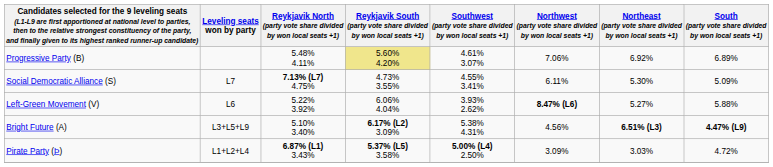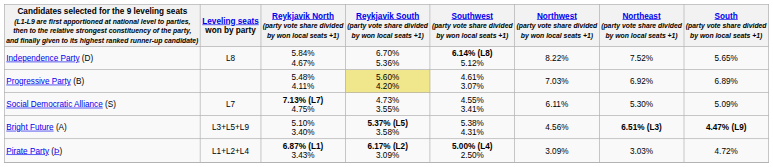+ row: (50, 58)
(557, 58) 7.06% -> (557, 81) 7.03%
- row: (53, 104)
(388, 127) 6.17% (L2) 3.09% -> (388, 127) 5.37% (L5) 3.58%
(388, 150) 5.37% (L5) 3.58% -> (388, 150) 6.17% (L2) 3.09%
